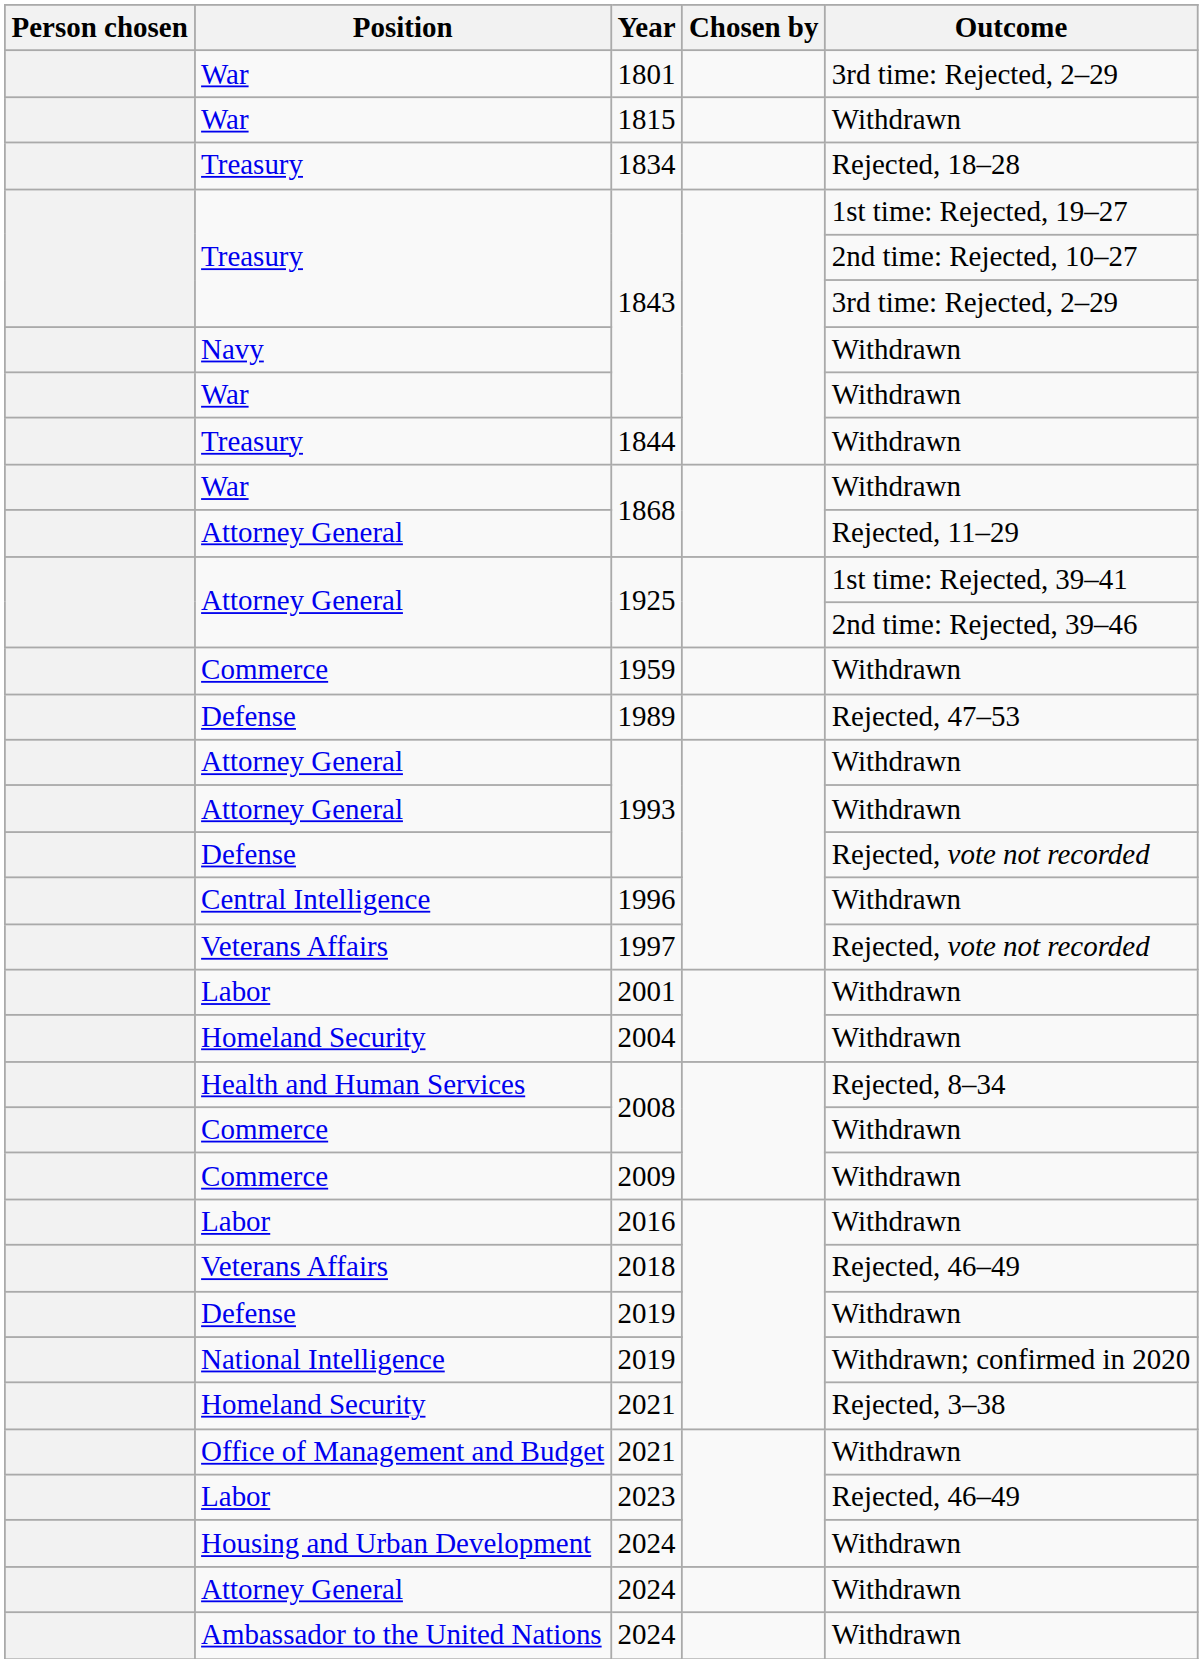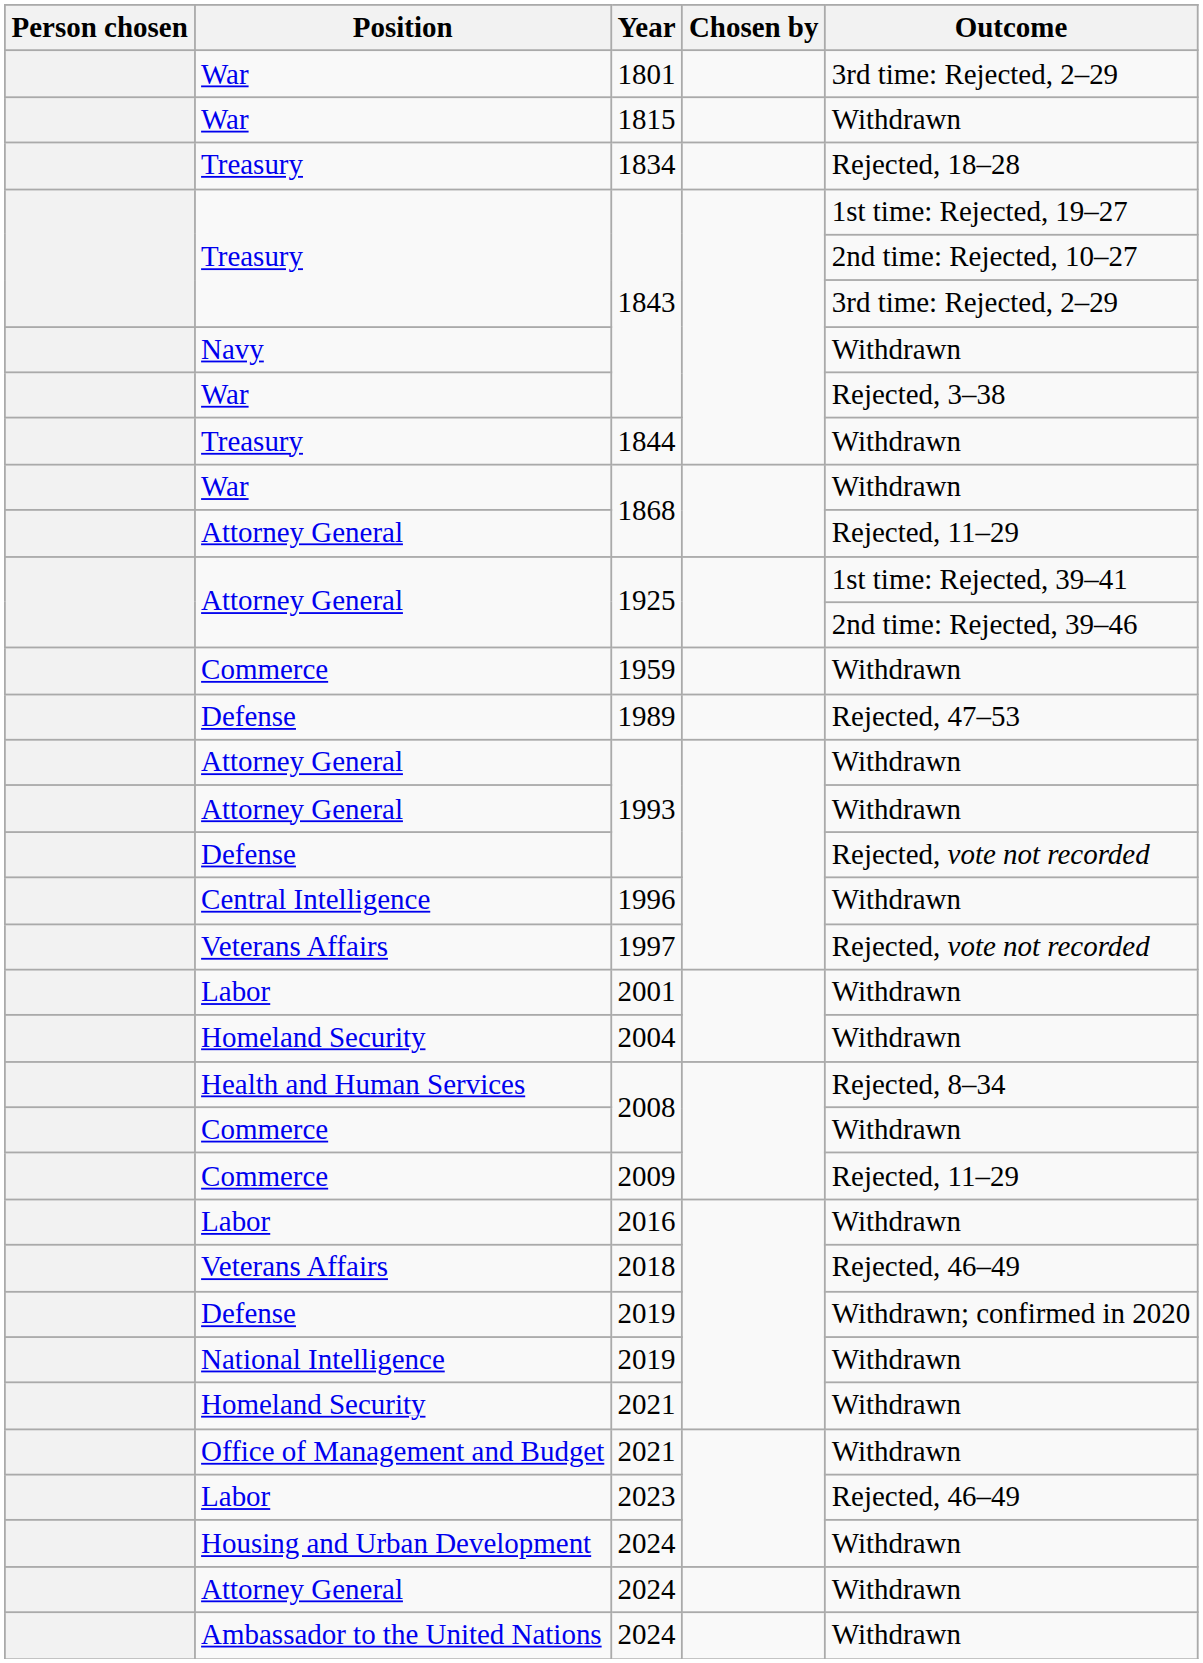(896, 394) Withdrawn -> (919, 394) Rejected, 3–38
(896, 1175) Withdrawn -> (925, 1175) Rejected, 11–29
(896, 1313) Withdrawn -> (1011, 1313) Withdrawn; confirmed in 2020
(1011, 1359) Withdrawn; confirmed in 2020 -> (896, 1359) Withdrawn
(919, 1405) Rejected, 3–38 -> (896, 1405) Withdrawn
